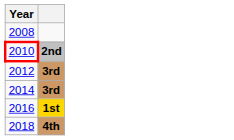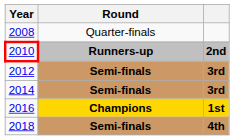+ column: (121, 14)
